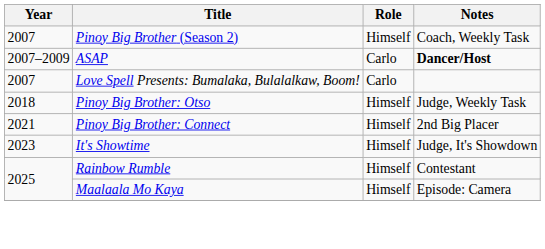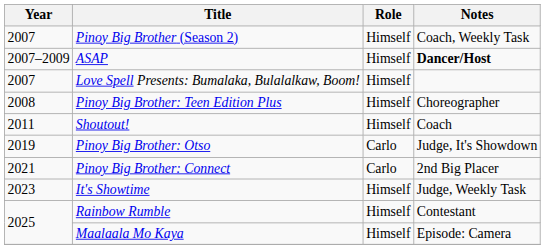(381, 59) Carlo -> (388, 59) Himself
(381, 80) Carlo -> (388, 80) Himself
+ row: (179, 102)
+ row: (103, 124)
(21, 102) 2018 -> (21, 146) 2019
(388, 102) Himself -> (381, 146) Carlo
(472, 102) Judge, Weekly Task -> (477, 146) Judge, It's Showdown
(388, 124) Himself -> (381, 168) Carlo
(477, 146) Judge, It's Showdown -> (472, 189) Judge, Weekly Task
